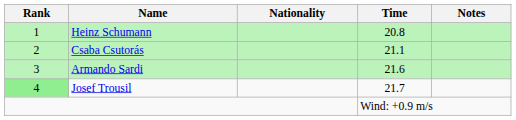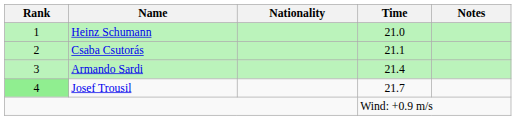(395, 32) 20.8 -> (395, 32) 21.0
(395, 69) 21.6 -> (395, 69) 21.4
